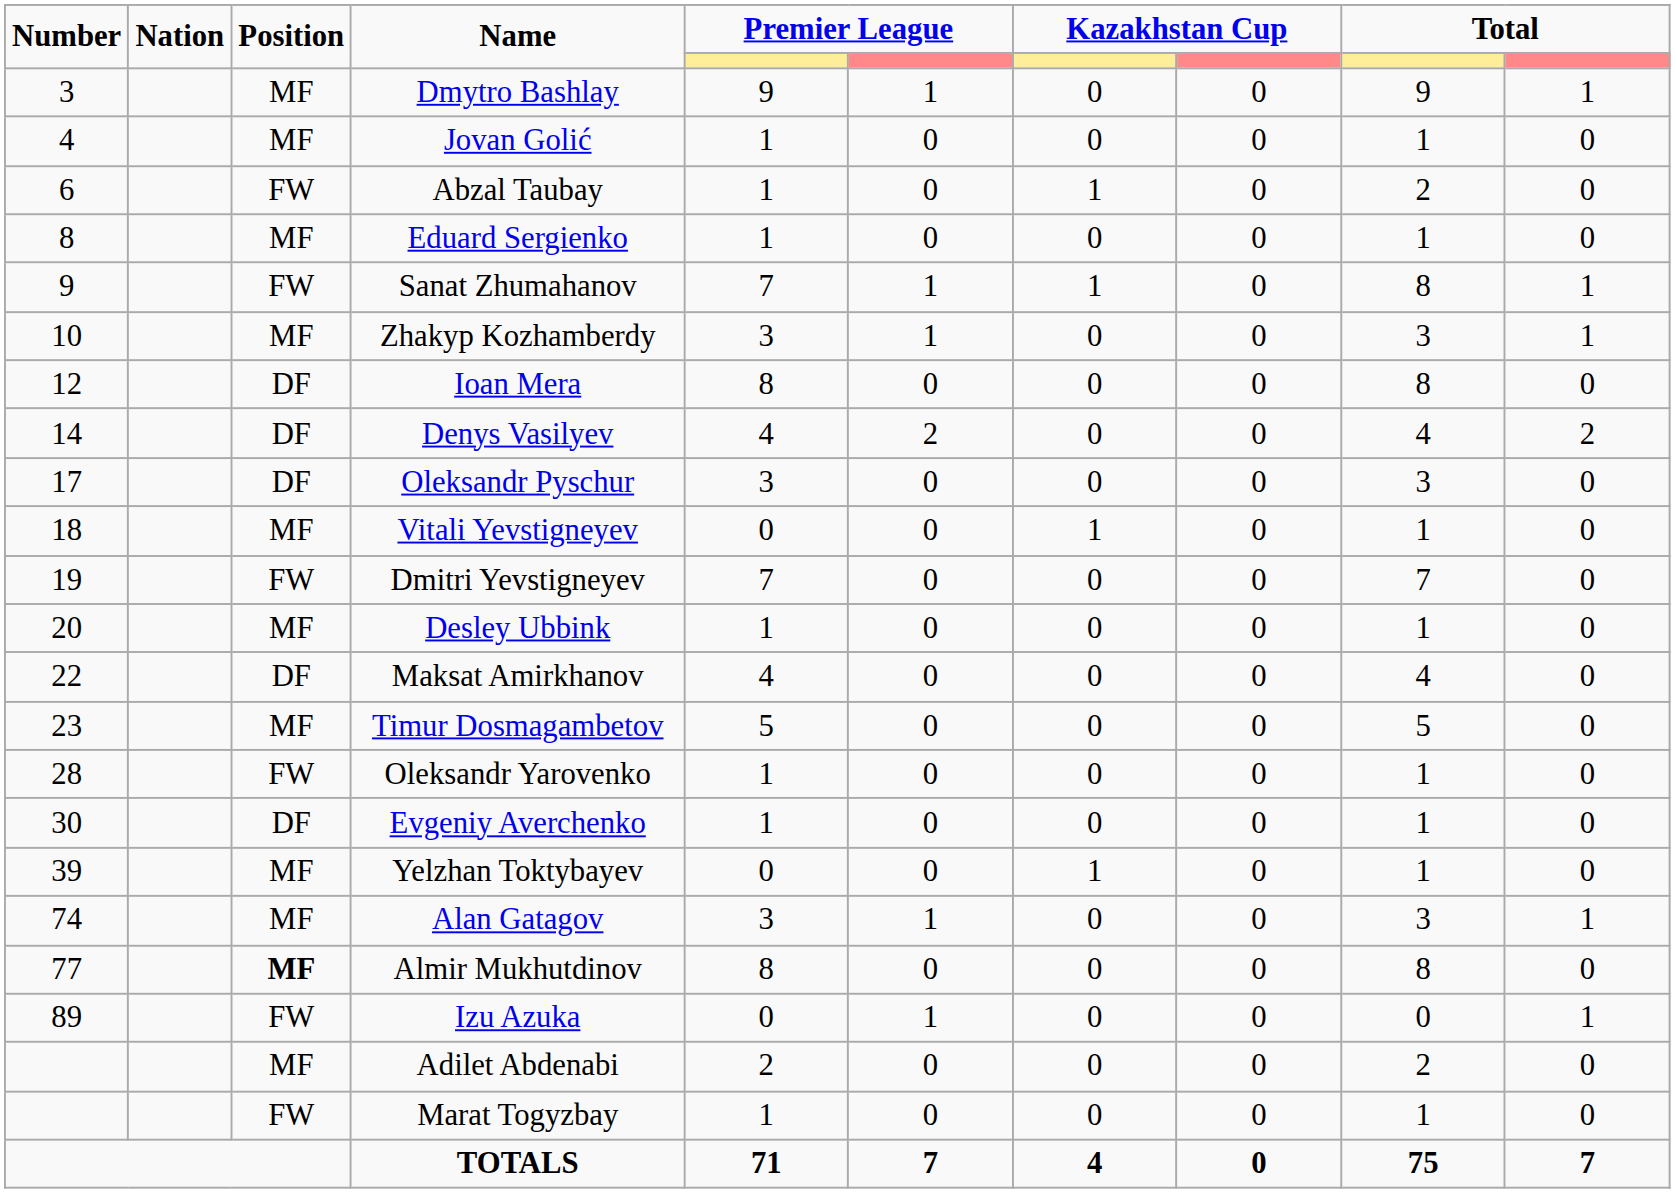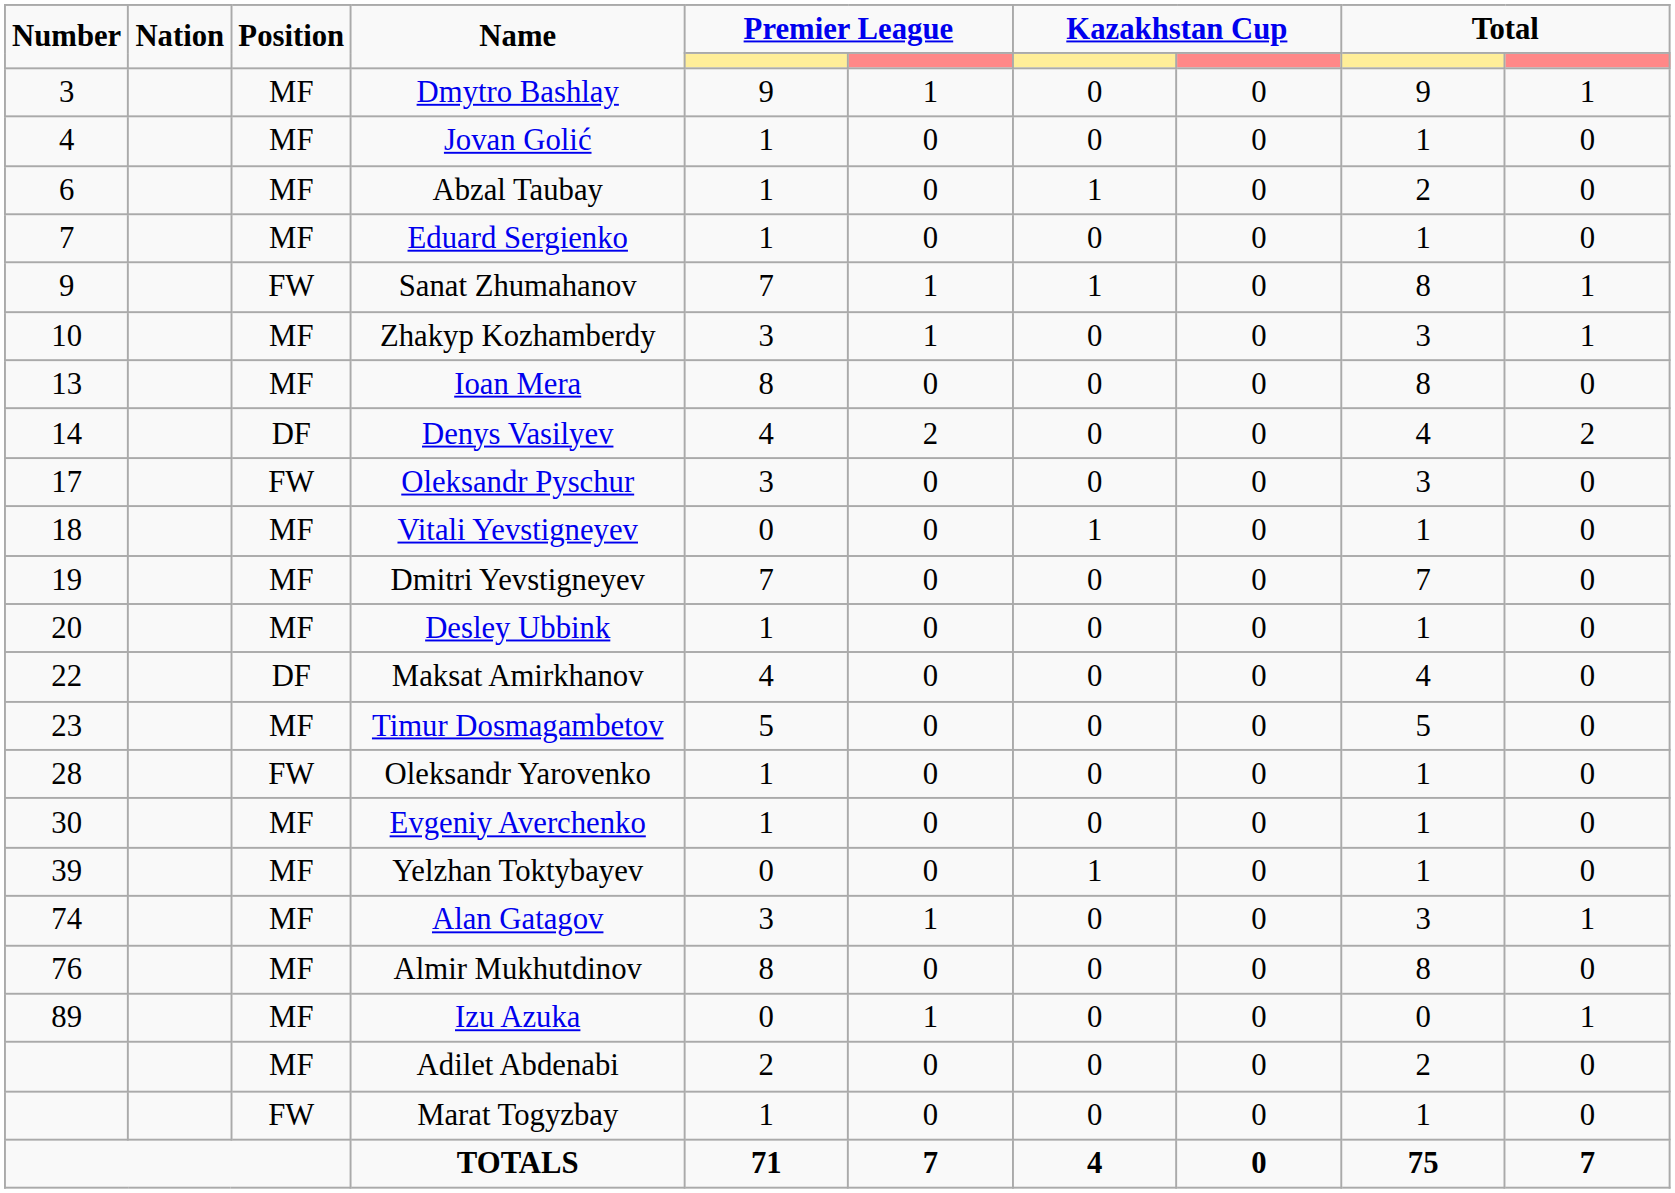(291, 189) FW -> (291, 189) MF
(67, 237) 8 -> (67, 237) 7
(67, 384) 12 -> (67, 384) 13
(291, 384) DF -> (291, 384) MF
(291, 481) DF -> (291, 481) FW
(291, 578) FW -> (291, 578) MF
(291, 822) DF -> (291, 822) MF
(67, 968) 77 -> (67, 968) 76
(291, 968) bold -> (291, 968) normal
(291, 1017) FW -> (291, 1017) MF
